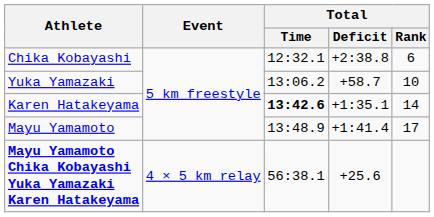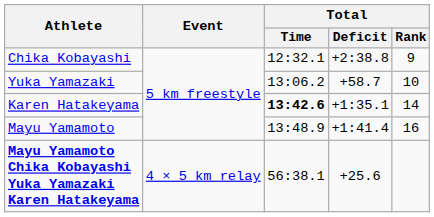(411, 59) 6 -> (411, 59) 9
(411, 128) 17 -> (411, 128) 16
